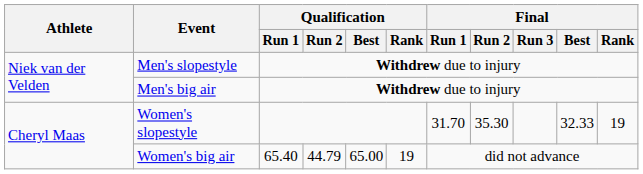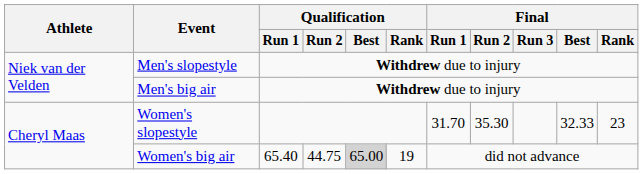(617, 123) 19 -> (617, 123) 23
(324, 157) 44.79 -> (324, 157) 44.75
(366, 157) no background -> (366, 157) lightgrey background
